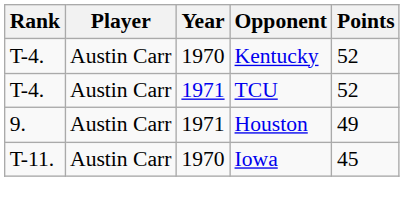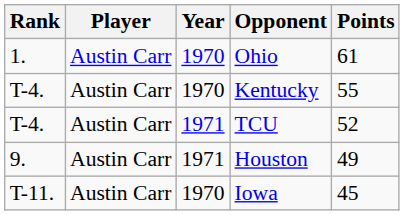+ row: (256, 55)
(348, 55) 52 -> (348, 90) 55
